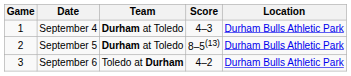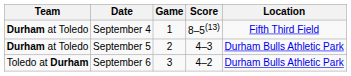columns swapped: (21, 12) <-> (143, 12)
(204, 28) 4–3 -> (204, 29) 8–5(13)
(284, 28) Durham Bulls Athletic Park -> (284, 29) Fifth Third Field
(204, 45) 8–5(13) -> (204, 47) 4–3
